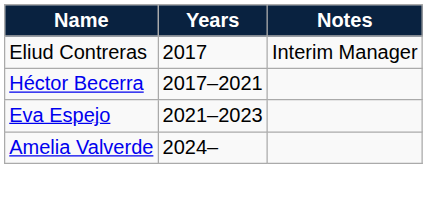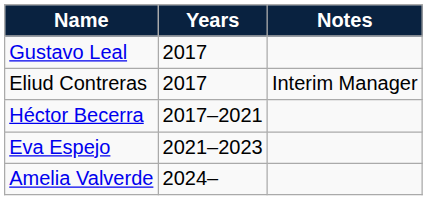+ row: (68, 52)
